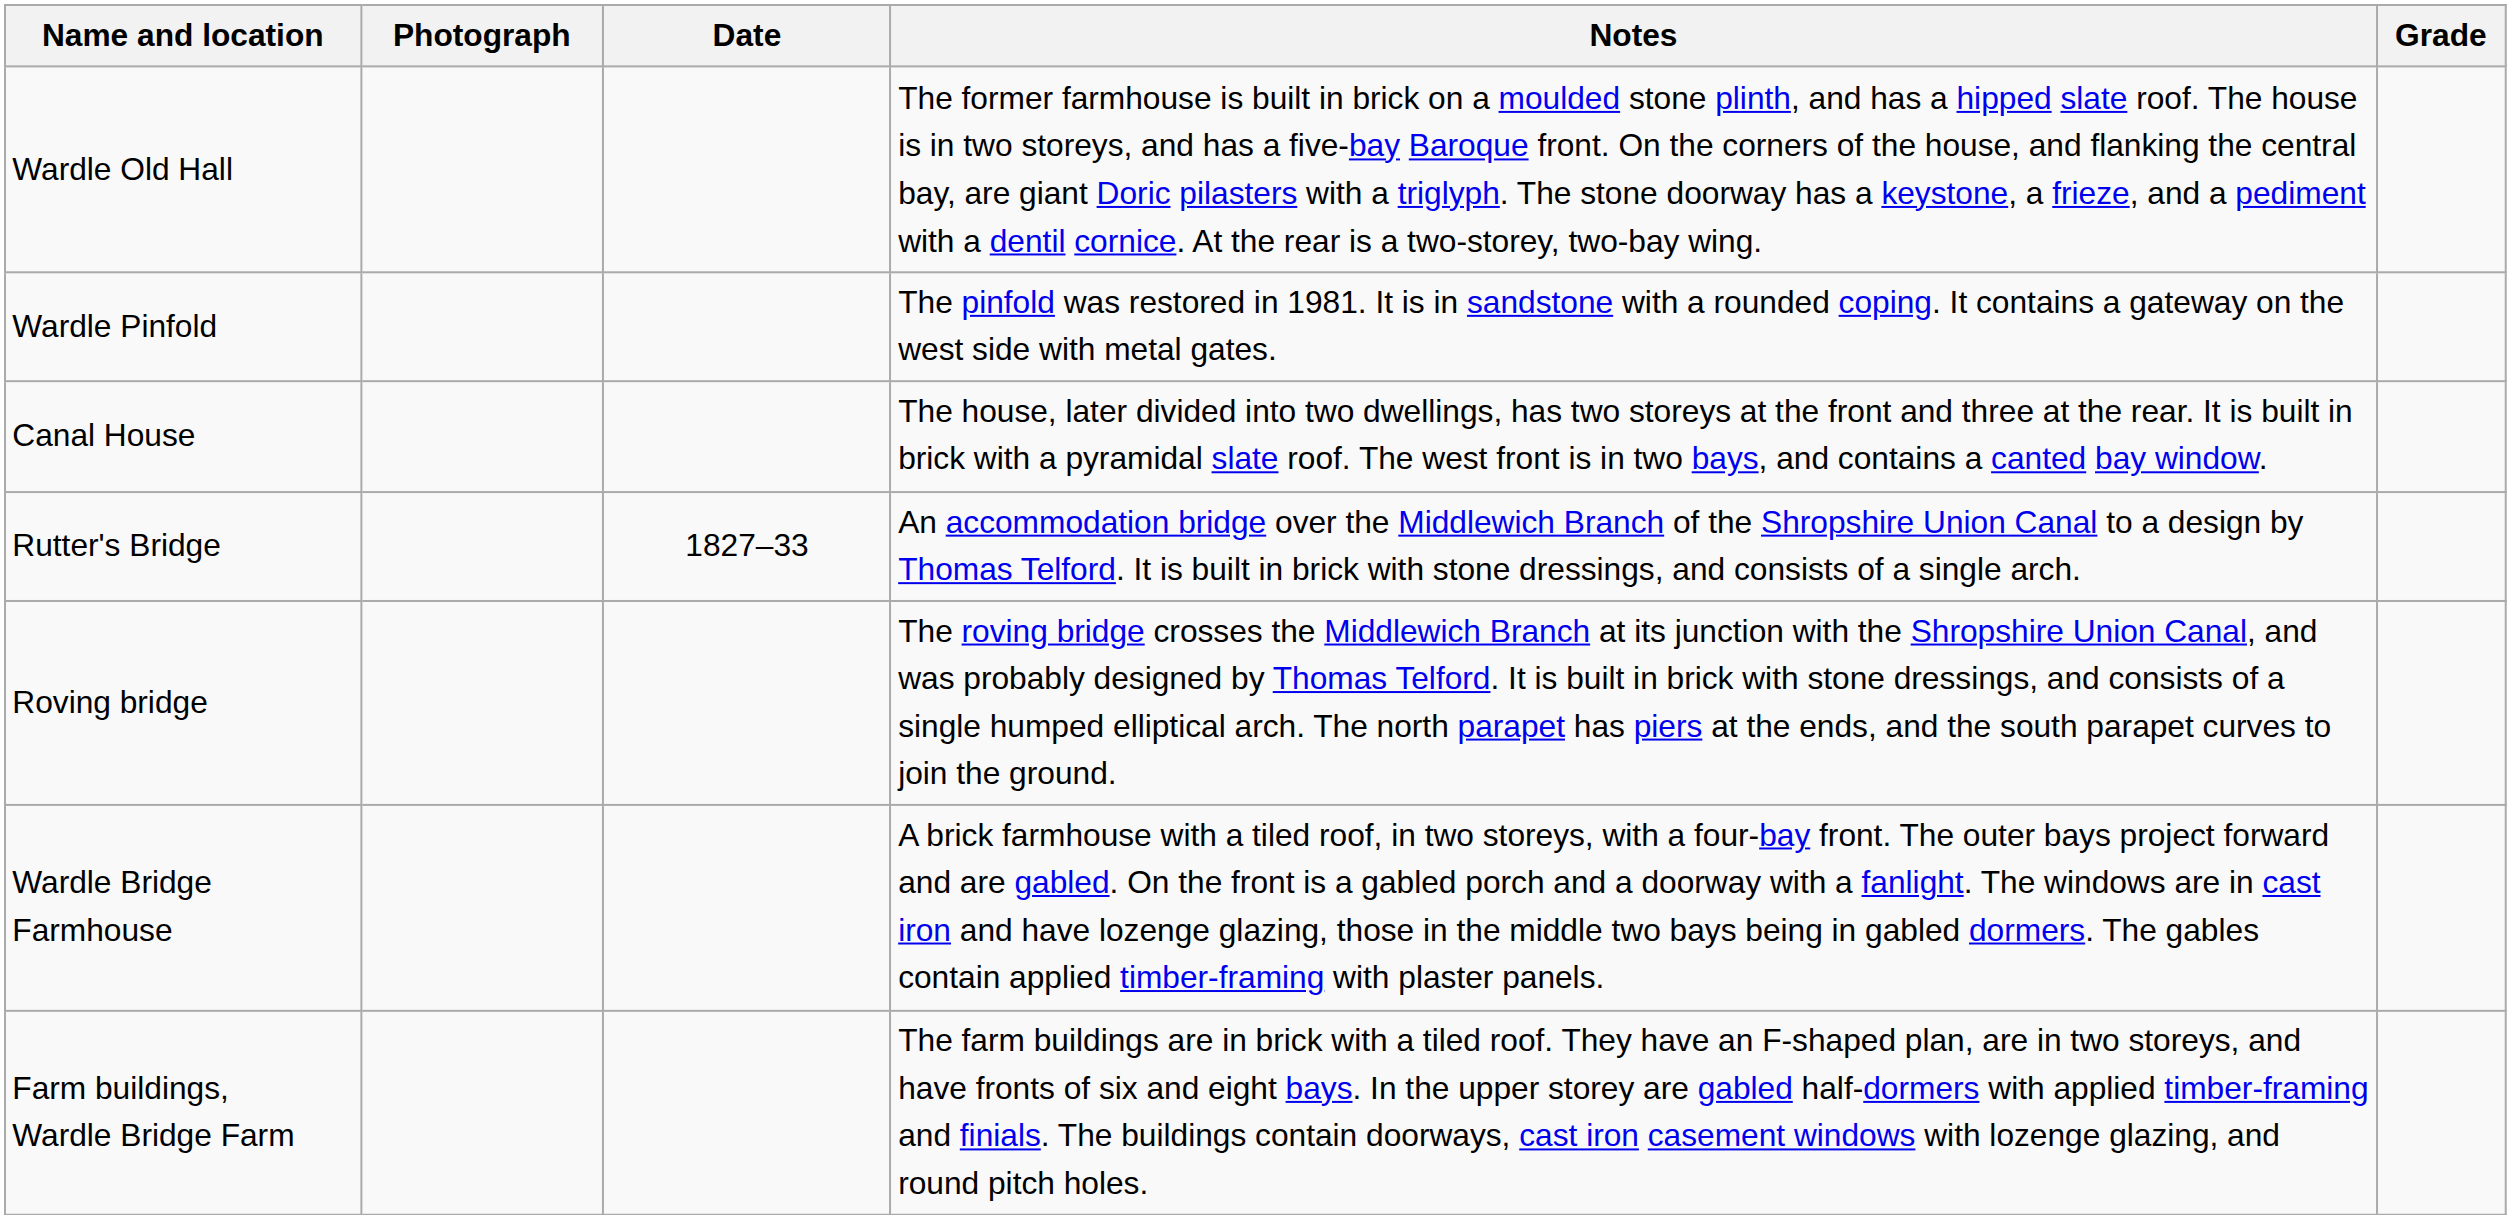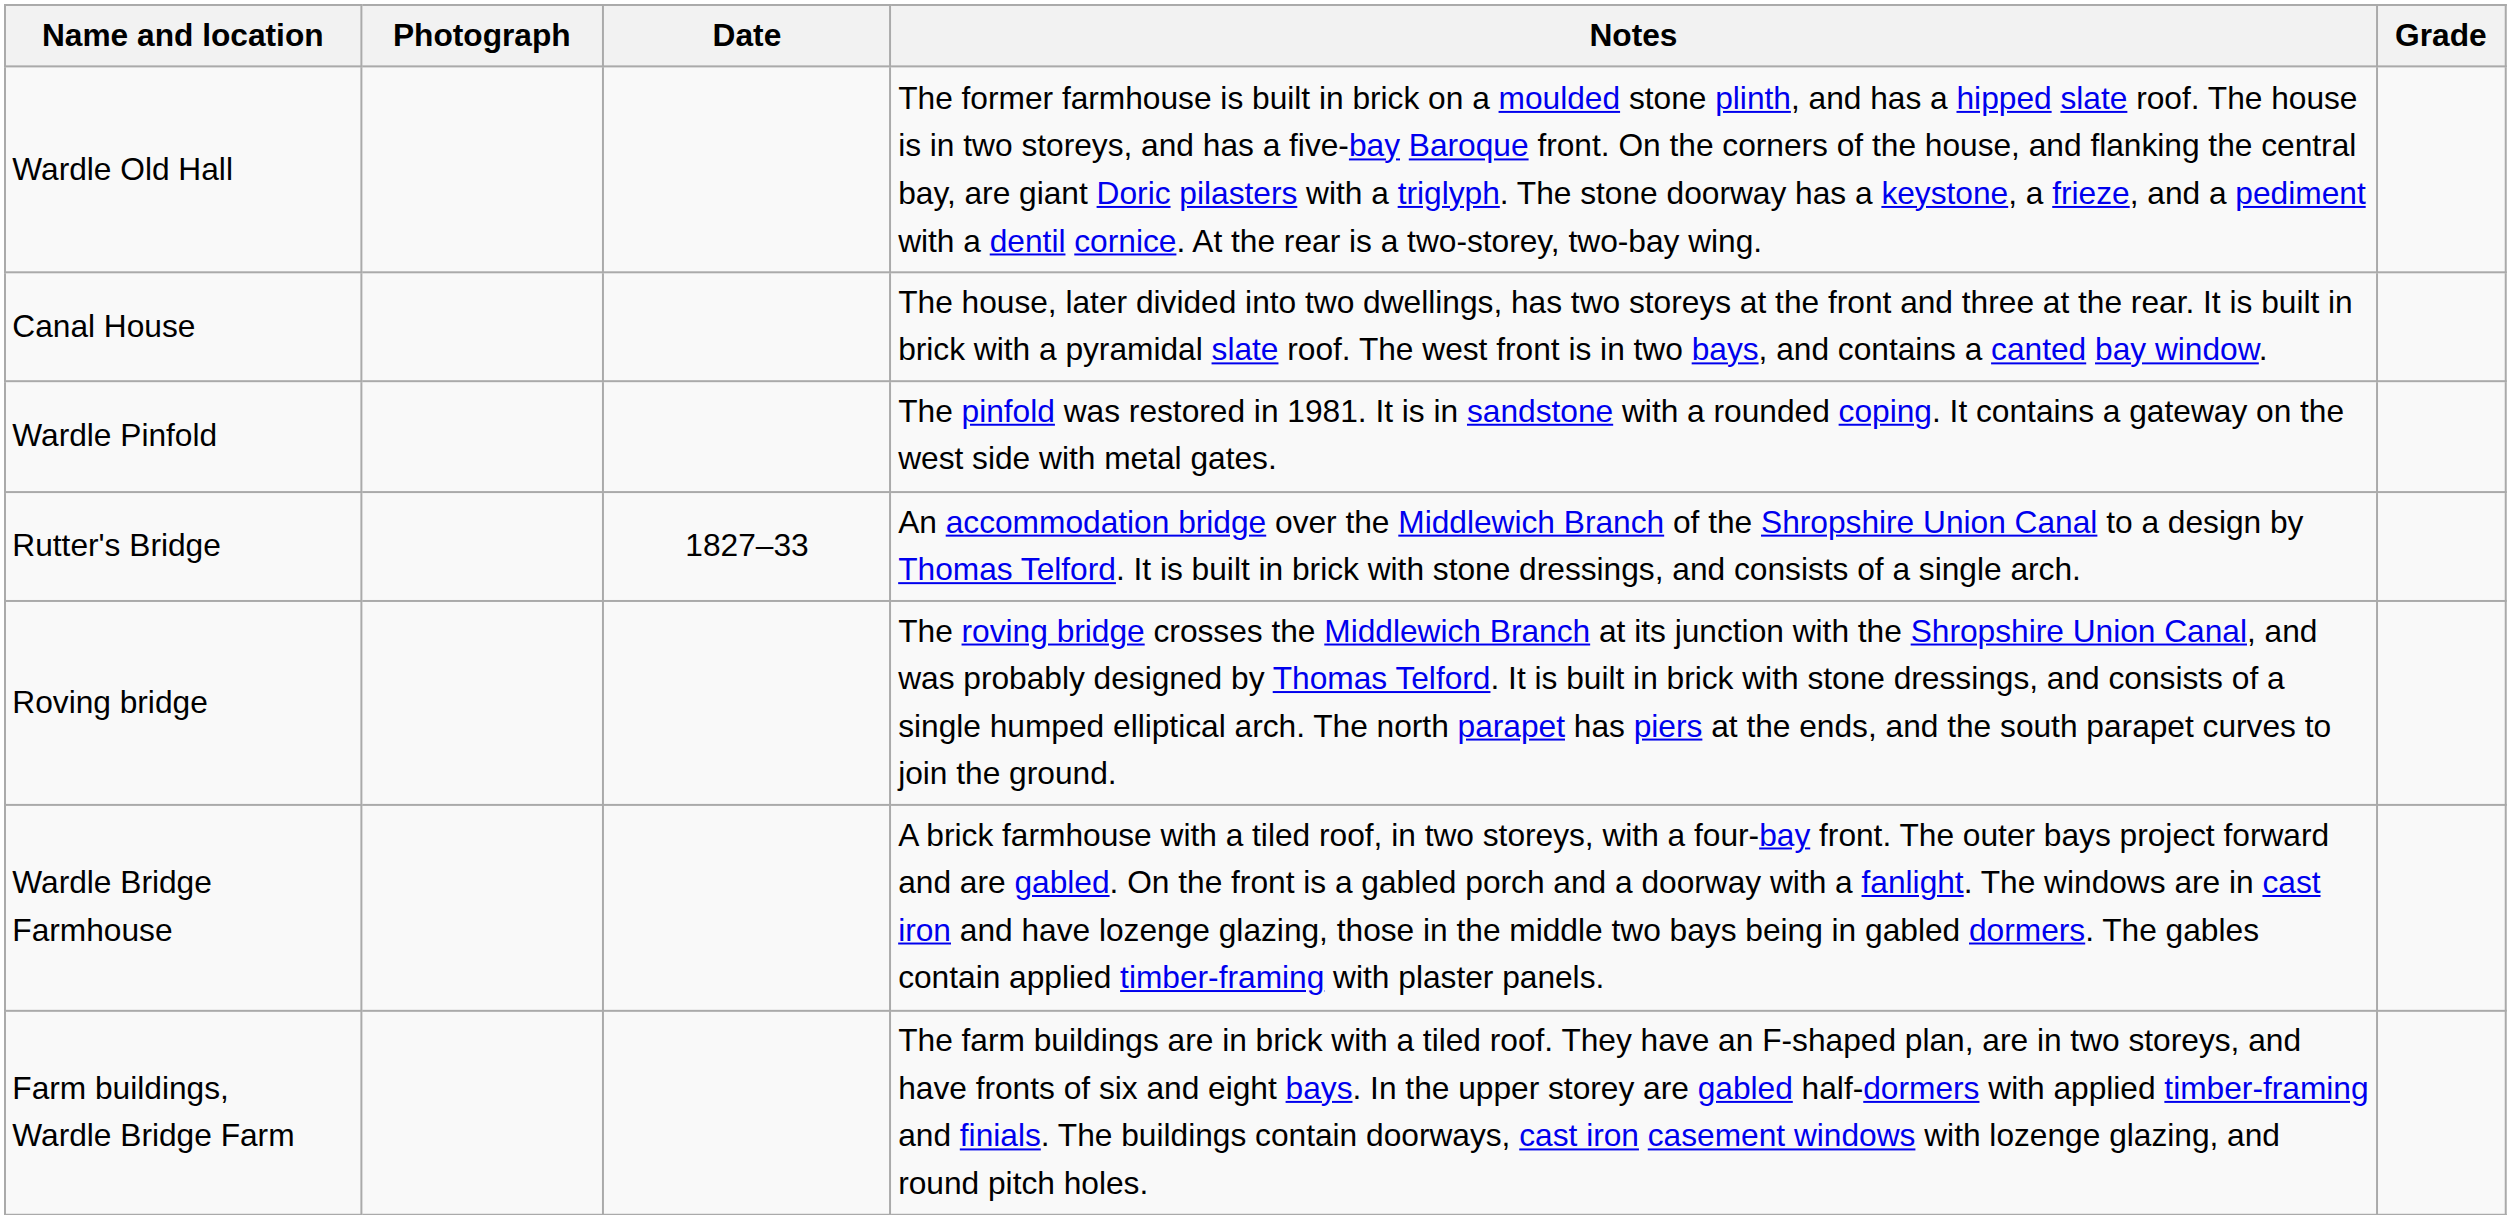rows swapped: (104, 435) <-> (115, 326)
